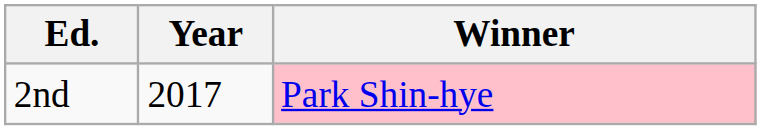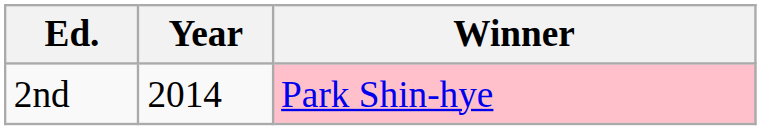(185, 93) 2017 -> (185, 93) 2014
